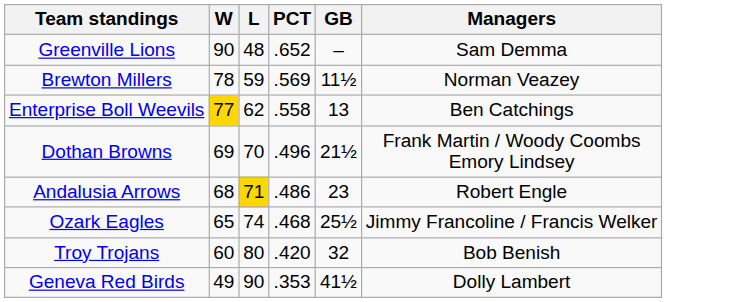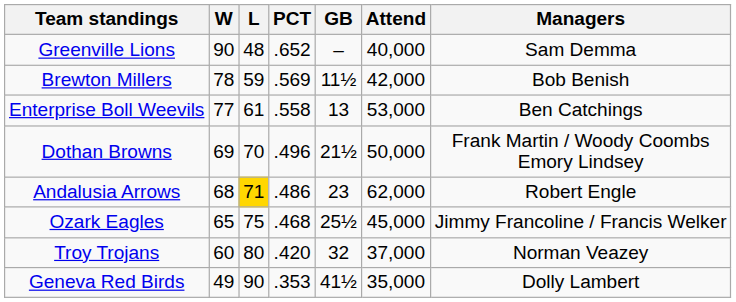+ column: (396, 19)
(512, 79) Norman Veazey -> (581, 79) Bob Benish
(224, 110) gold background -> (224, 110) no background
(254, 110) 62 -> (254, 110) 61
(254, 222) 74 -> (254, 222) 75
(512, 252) Bob Benish -> (581, 252) Norman Veazey
